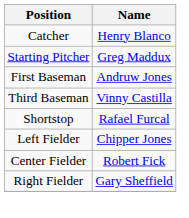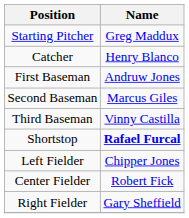rows swapped: (48, 56) <-> (48, 35)
+ row: (52, 98)
(134, 118) normal -> (142, 139) bold
